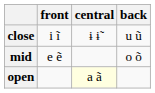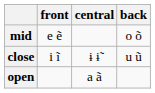rows swapped: (21, 35) <-> (21, 56)
(94, 77) lightyellow background -> (94, 77) no background
